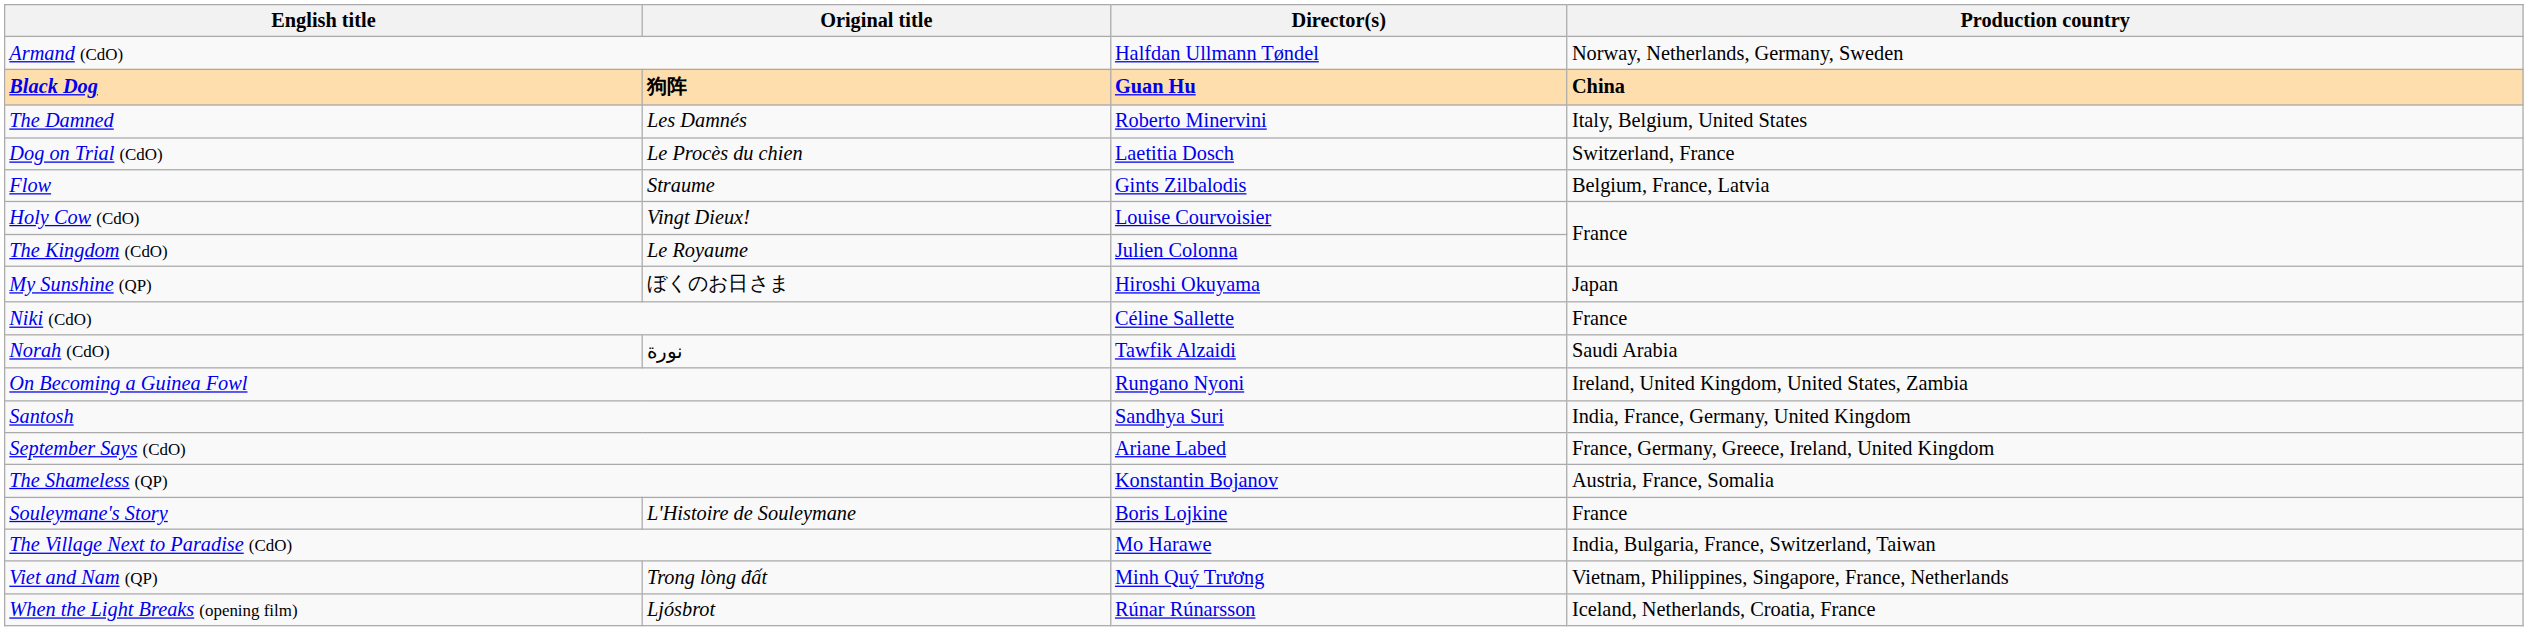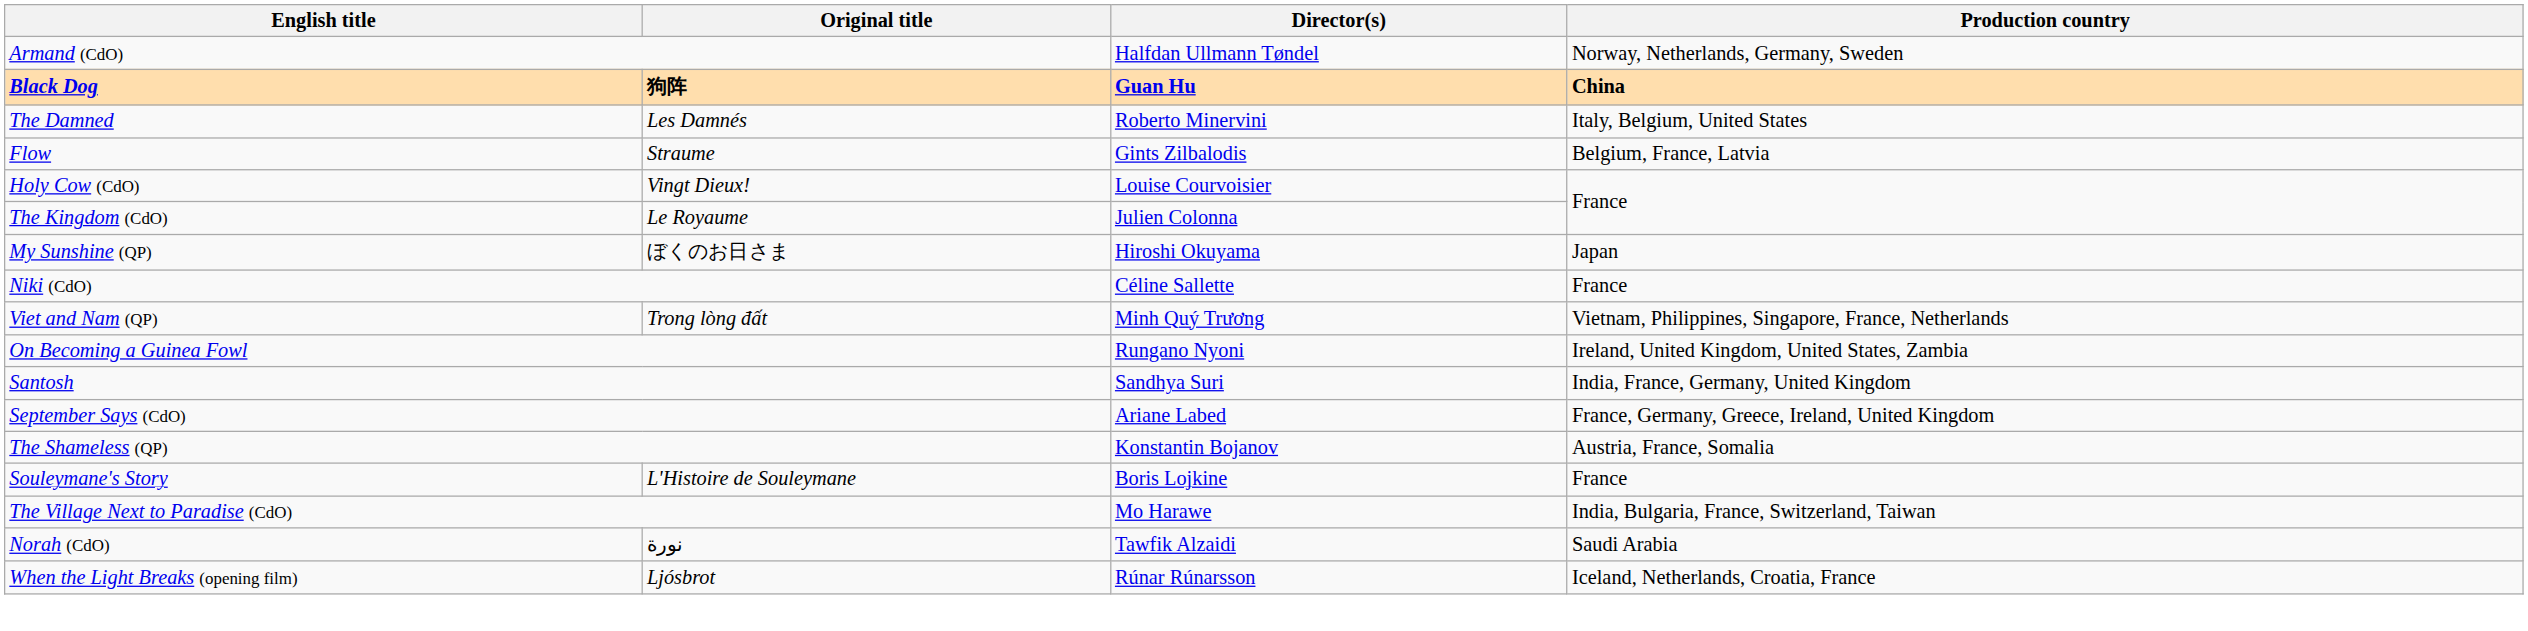- row: (86, 153)
rows swapped: (59, 351) <-> (83, 577)
